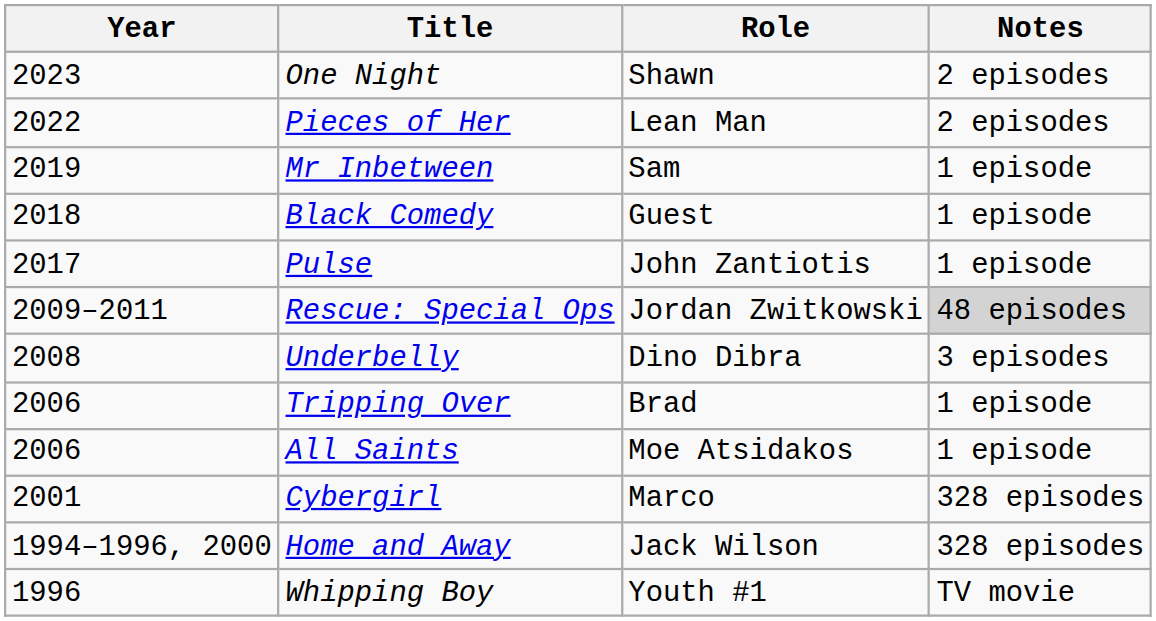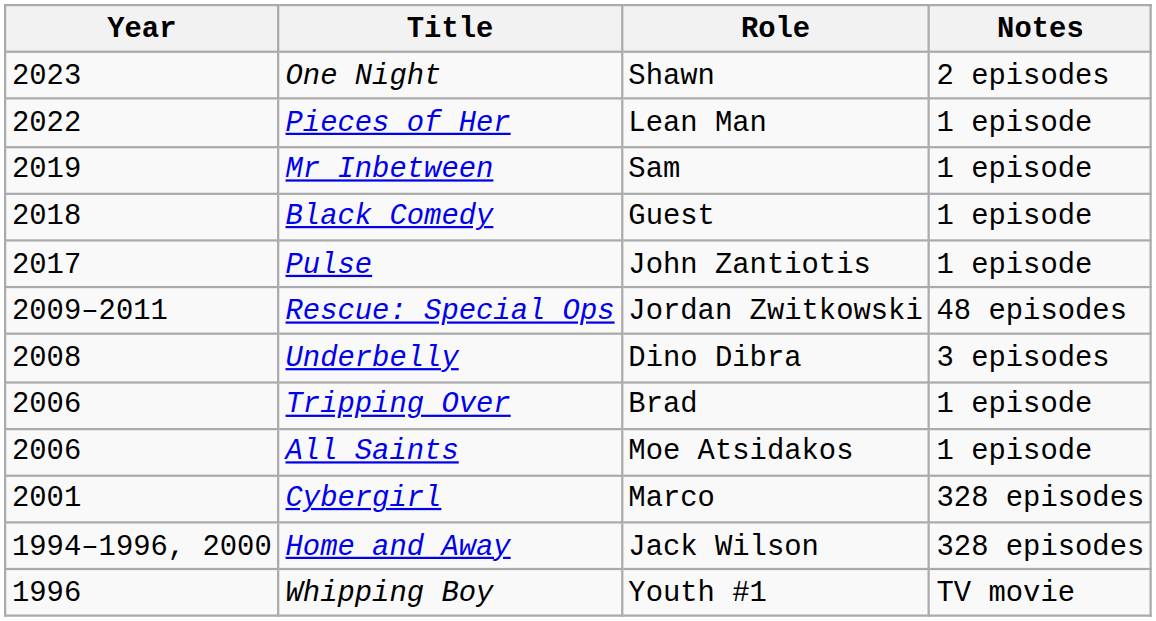(1023, 123) 2 episodes -> (1014, 123) 1 episode
(1032, 311) lightgrey background -> (1032, 311) no background
